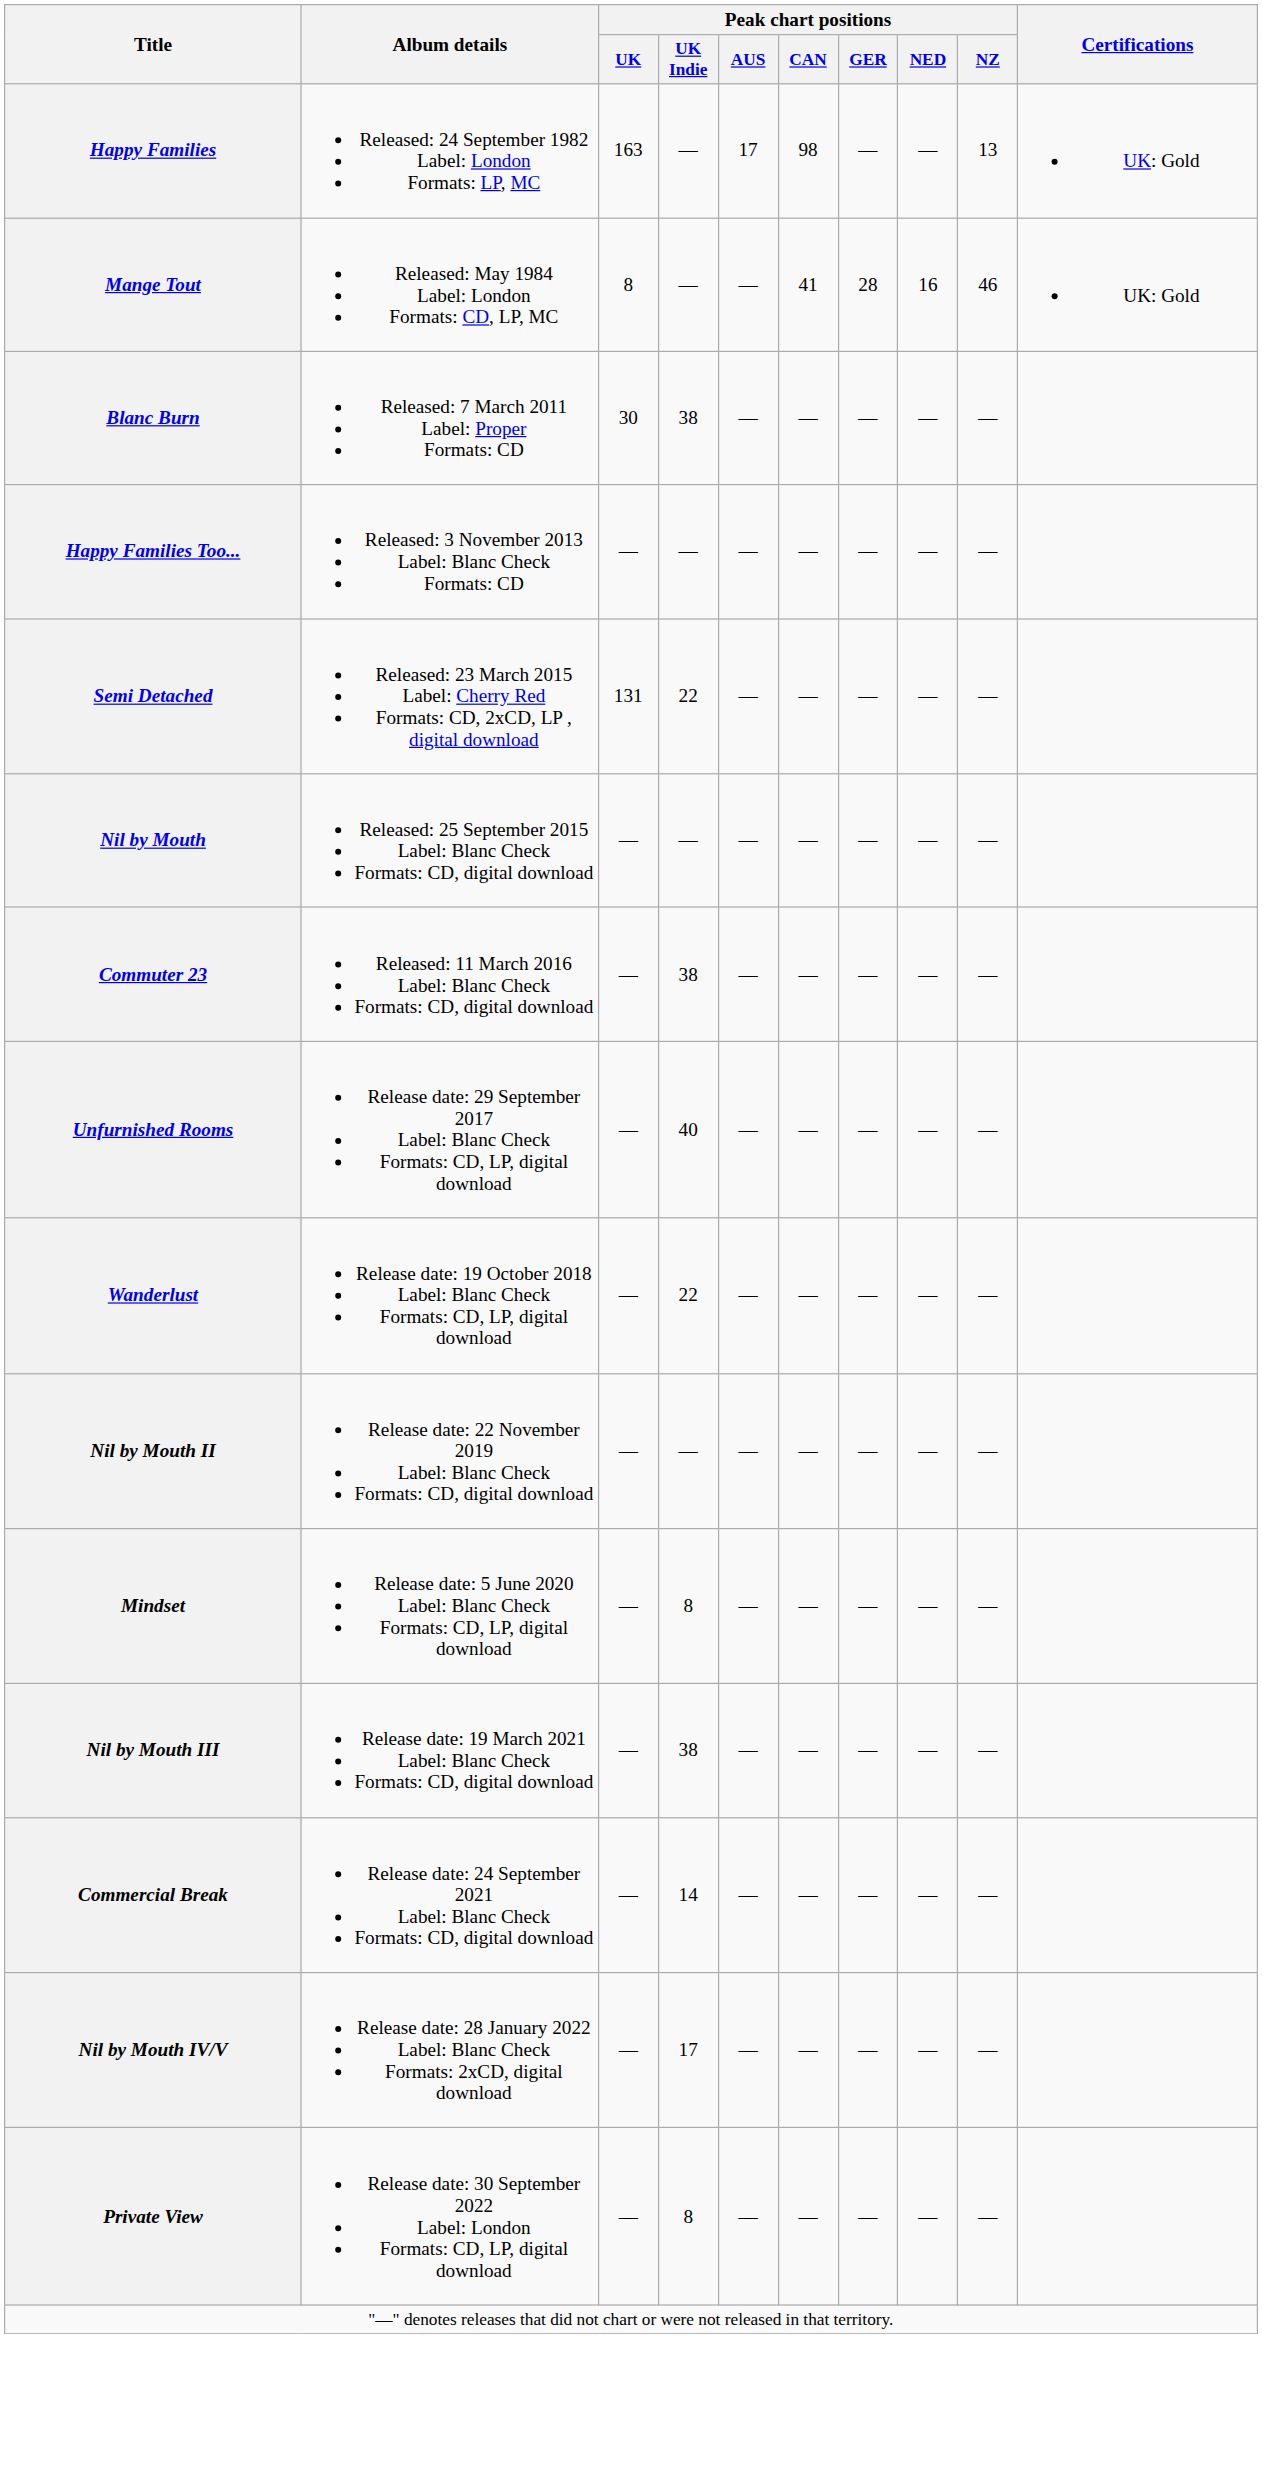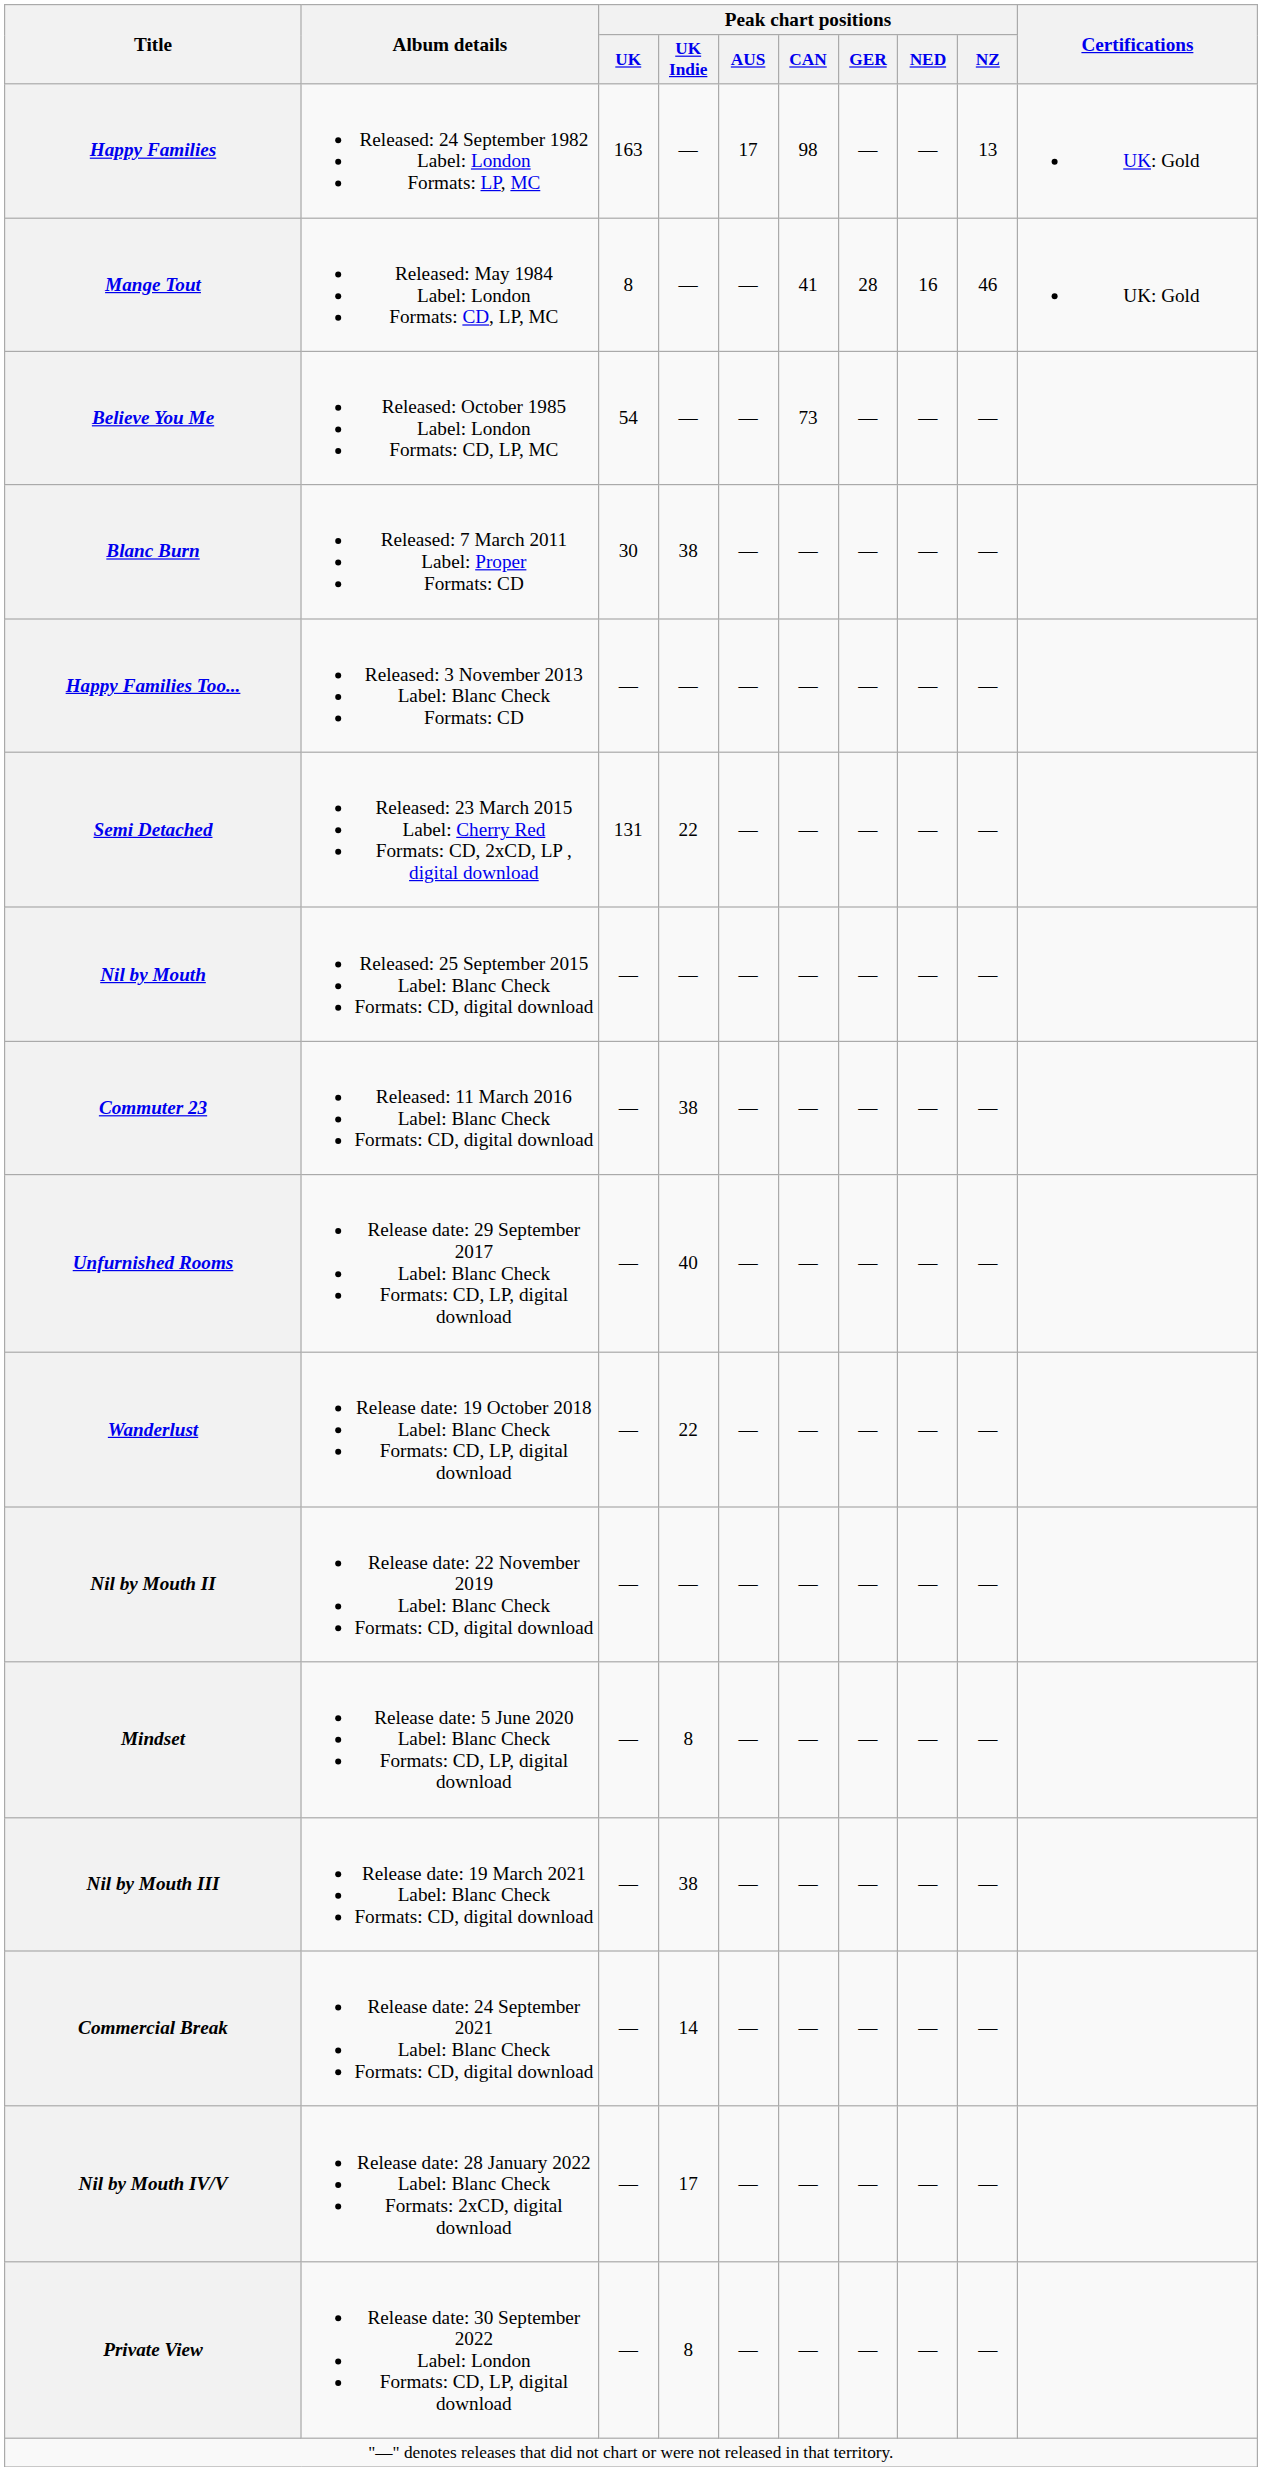+ row: (153, 417)
